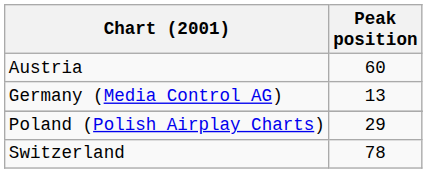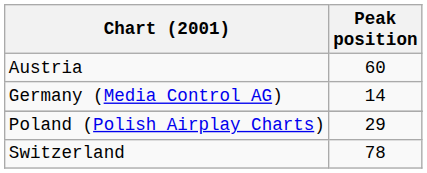(375, 96) 13 -> (375, 96) 14
